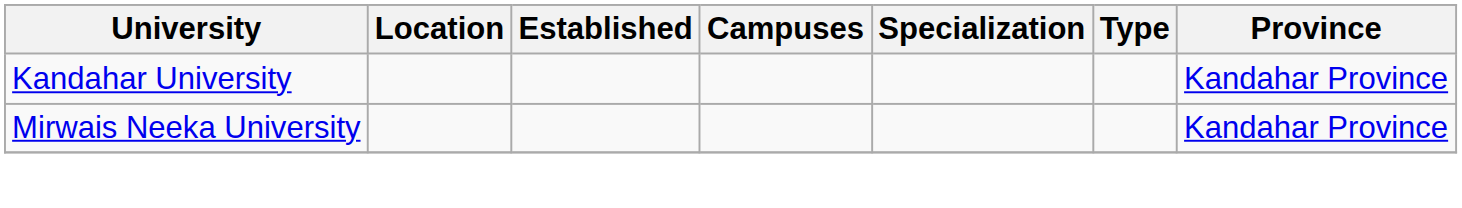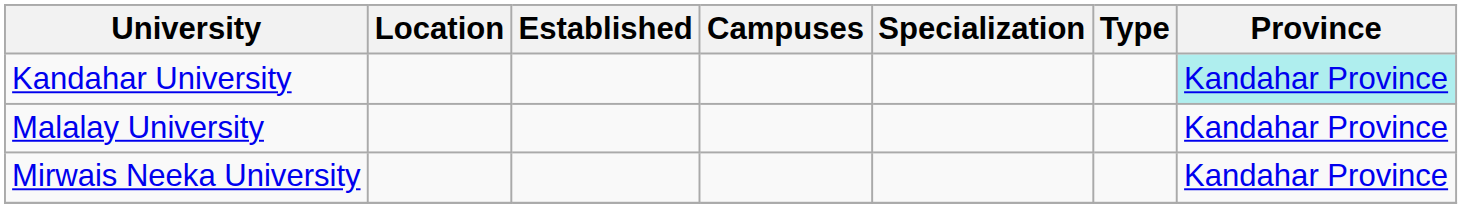(1316, 78) no background -> (1316, 78) paleturquoise background
+ row: (138, 127)
